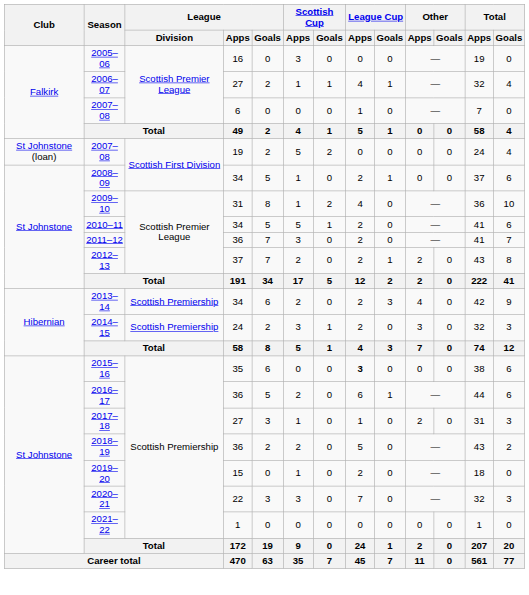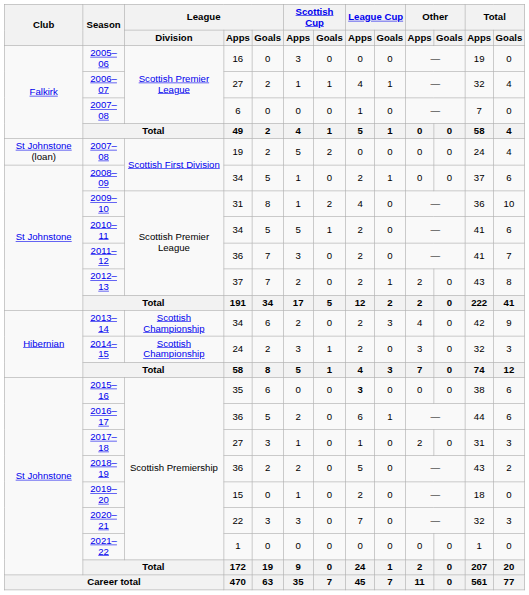(174, 301) Scottish Premiership -> (174, 323) Scottish Championship
(174, 327) Scottish Premiership -> (174, 349) Scottish Championship
